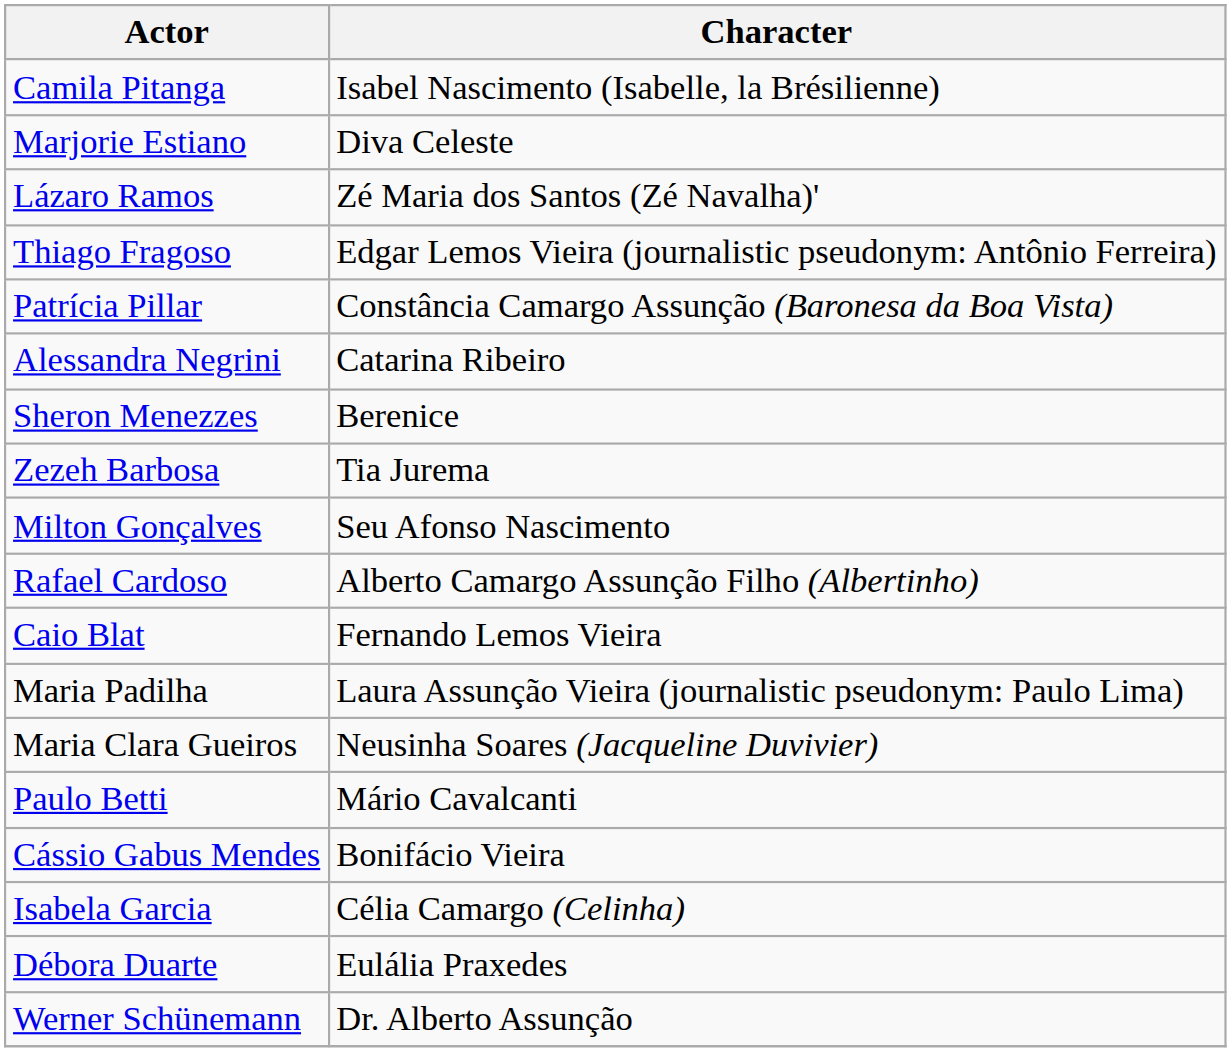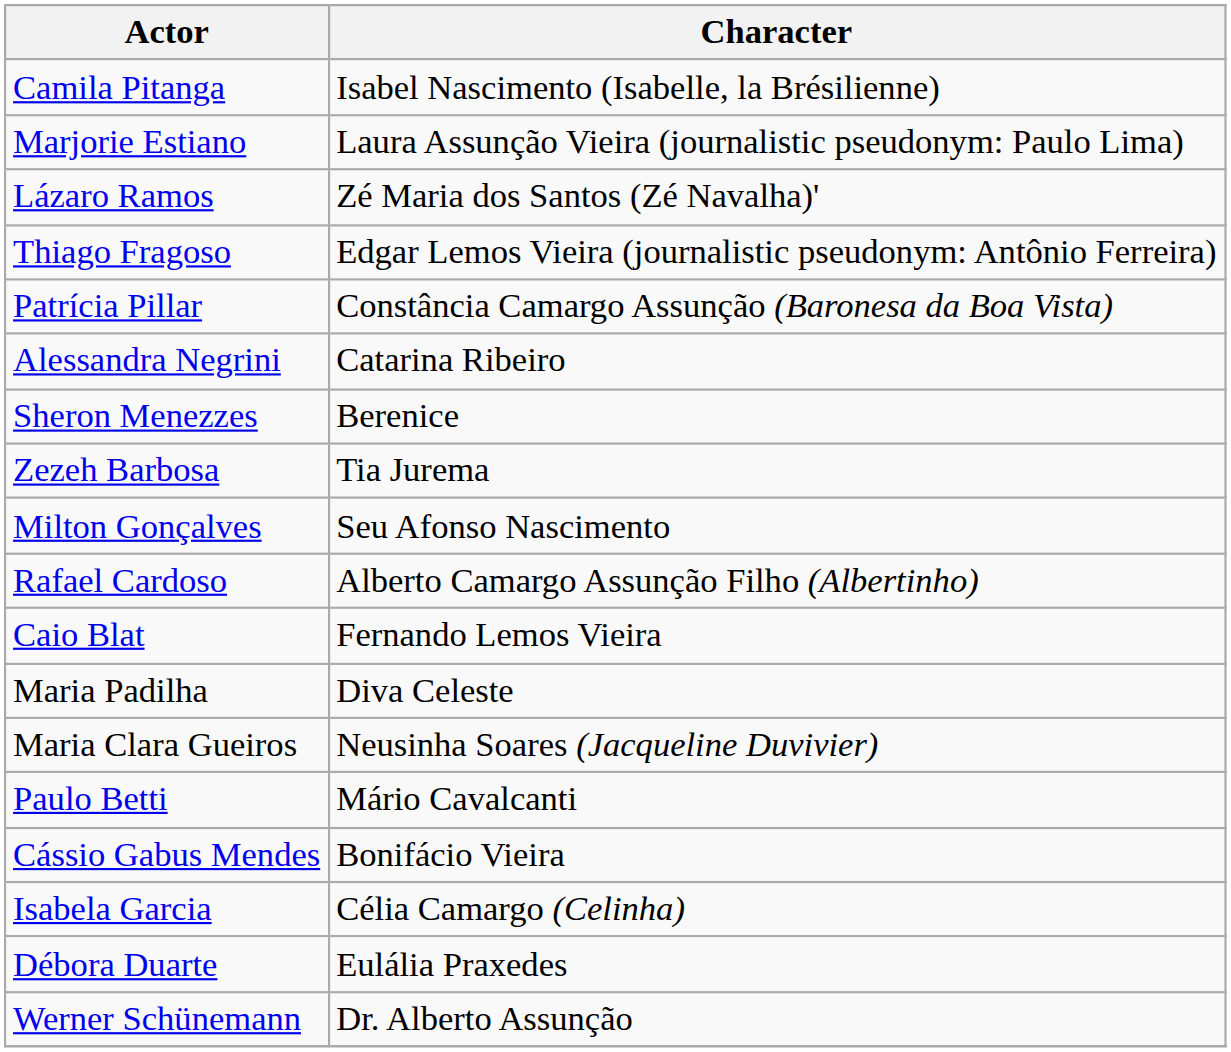(425, 141) Diva Celeste -> (760, 141) Laura Assunção Vieira (journalistic pseudonym: Paulo Lima)
(760, 689) Laura Assunção Vieira (journalistic pseudonym: Paulo Lima) -> (425, 689) Diva Celeste
